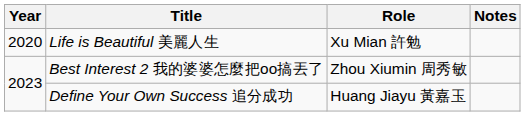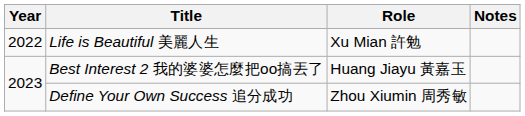(25, 42) 2020 -> (25, 42) 2022
(399, 69) Zhou Xiumin 周秀敏 -> (398, 69) Huang Jiayu 黃嘉玉
(398, 96) Huang Jiayu 黃嘉玉 -> (399, 96) Zhou Xiumin 周秀敏
